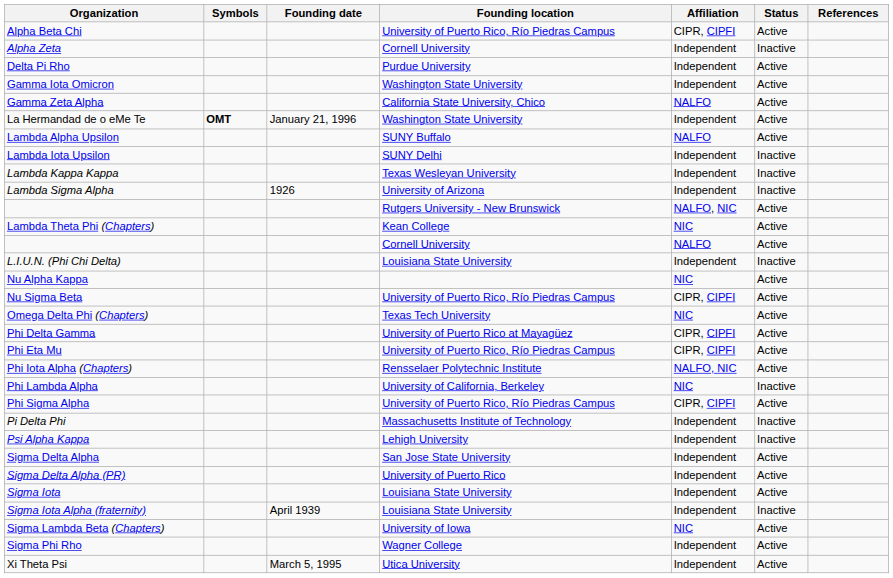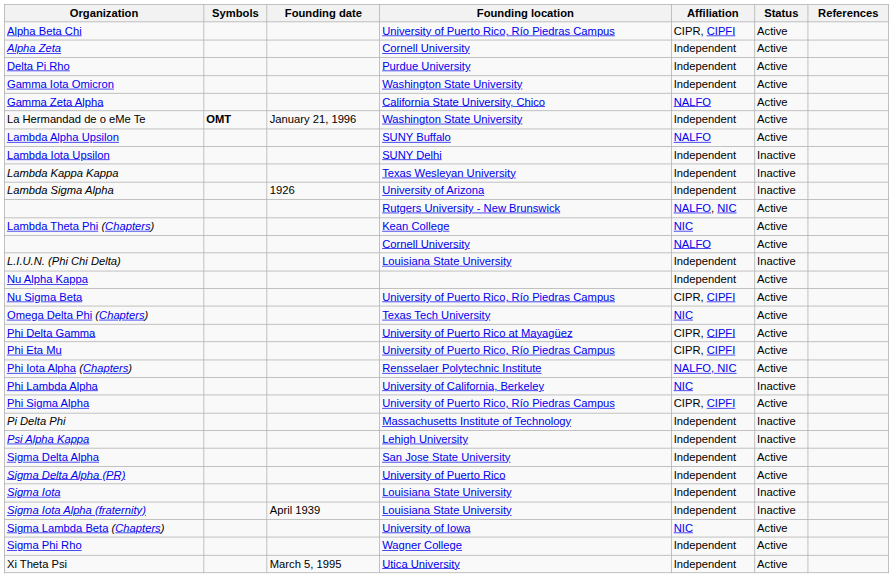(776, 48) Inactive -> (772, 48) Active
(683, 279) NIC -> (705, 279) Independent
(772, 492) Active -> (776, 492) Inactive
